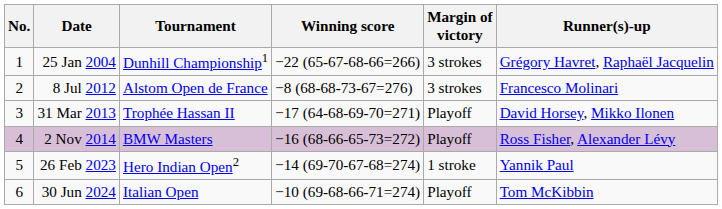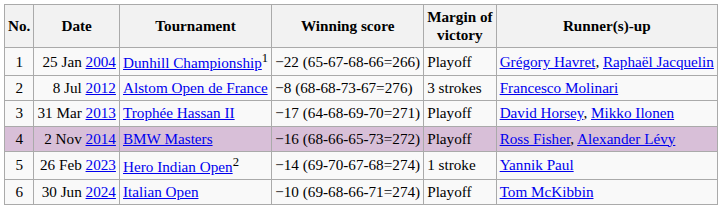(454, 61) 3 strokes -> (449, 61) Playoff
